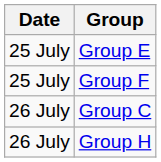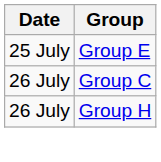- row: (114, 80)
